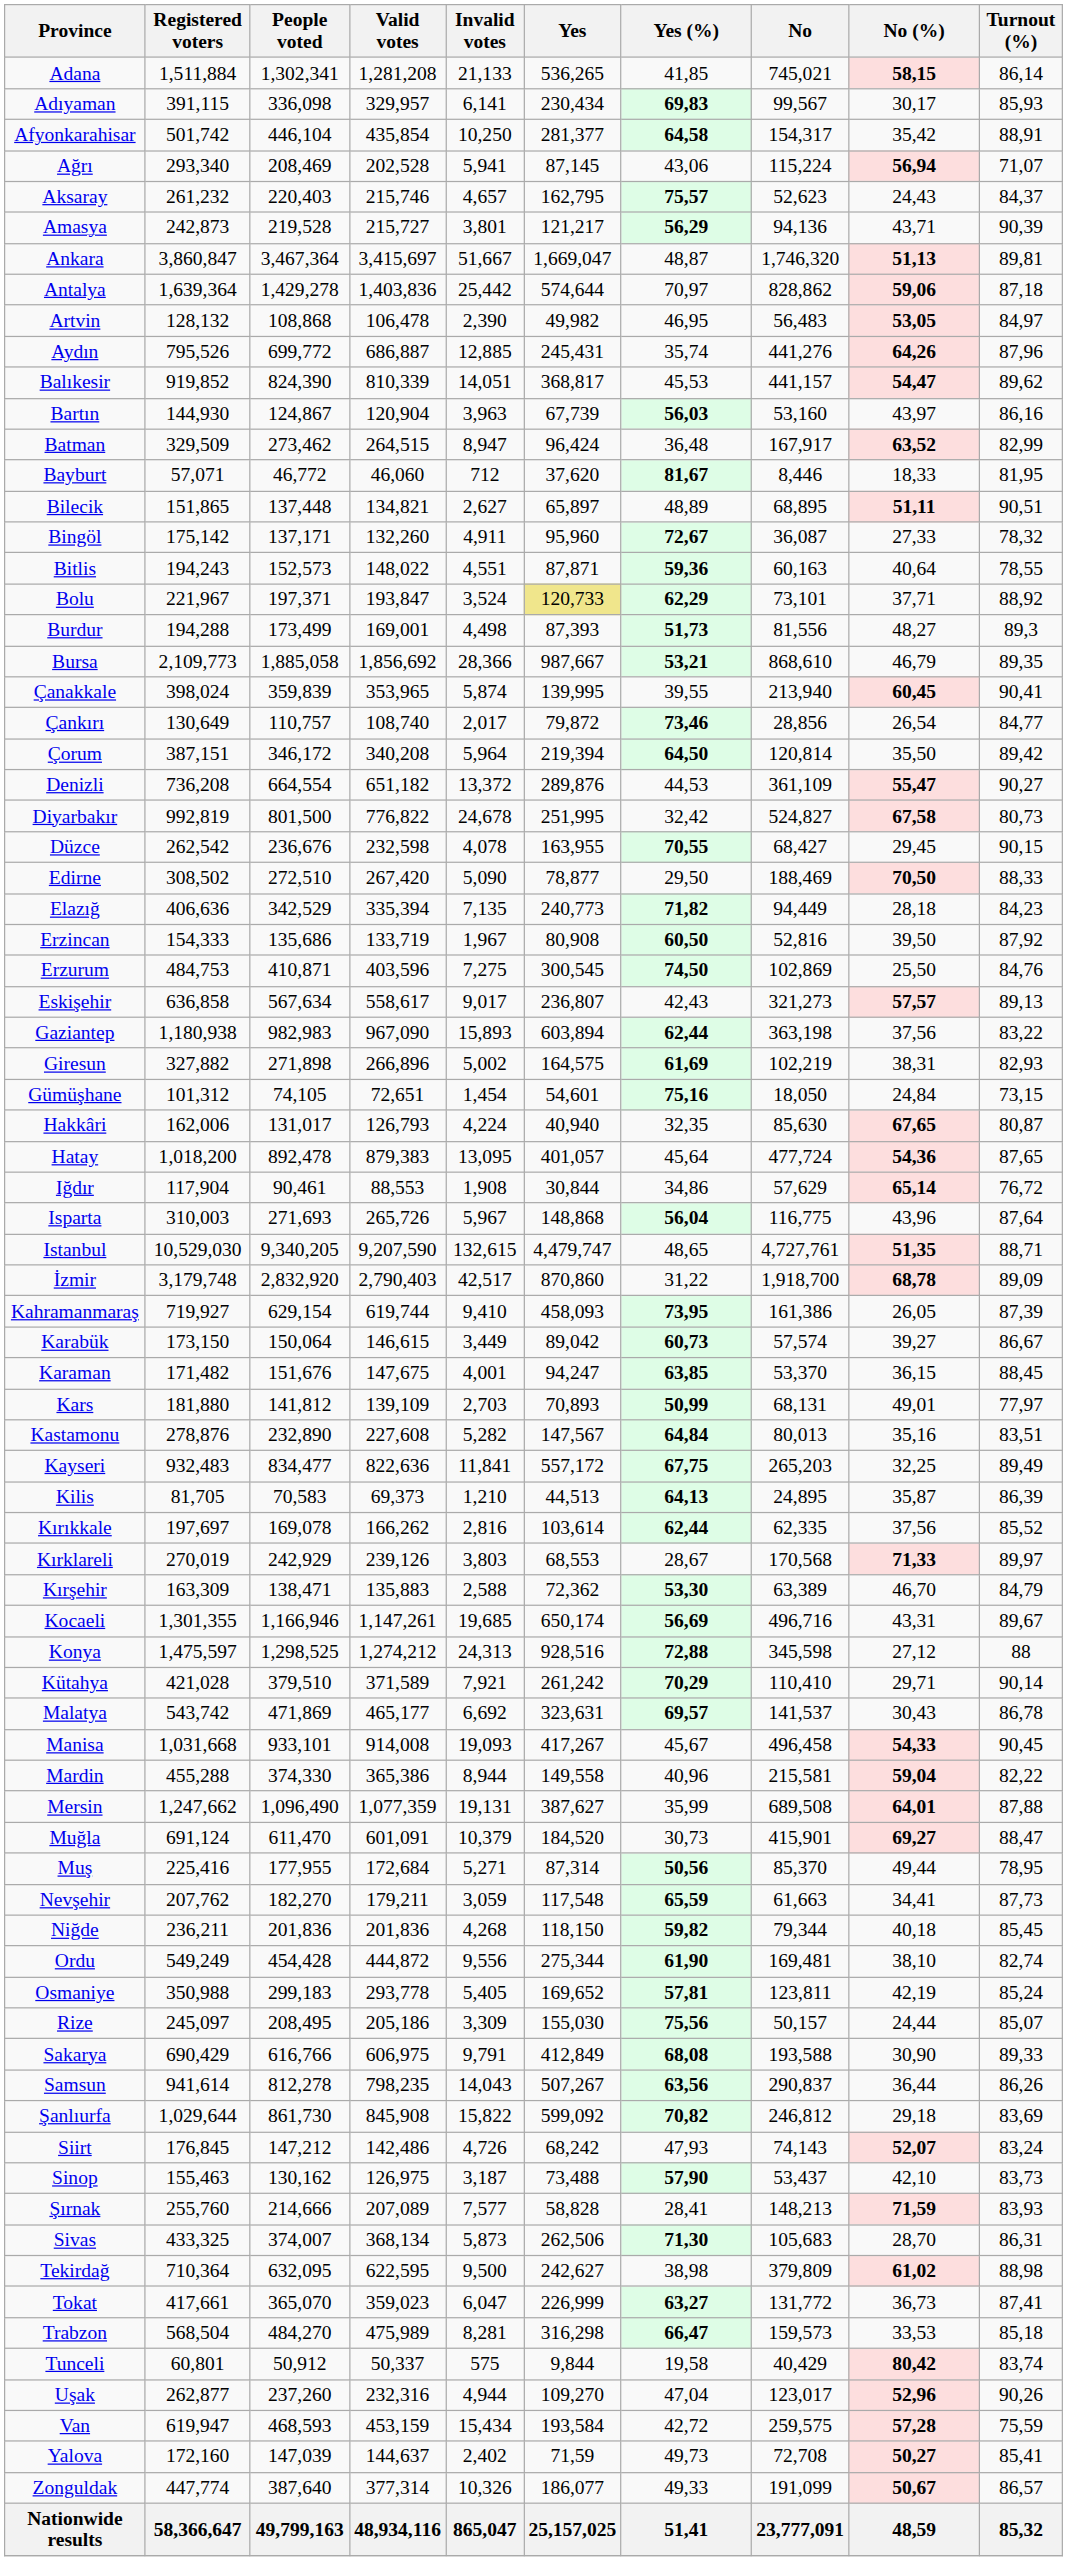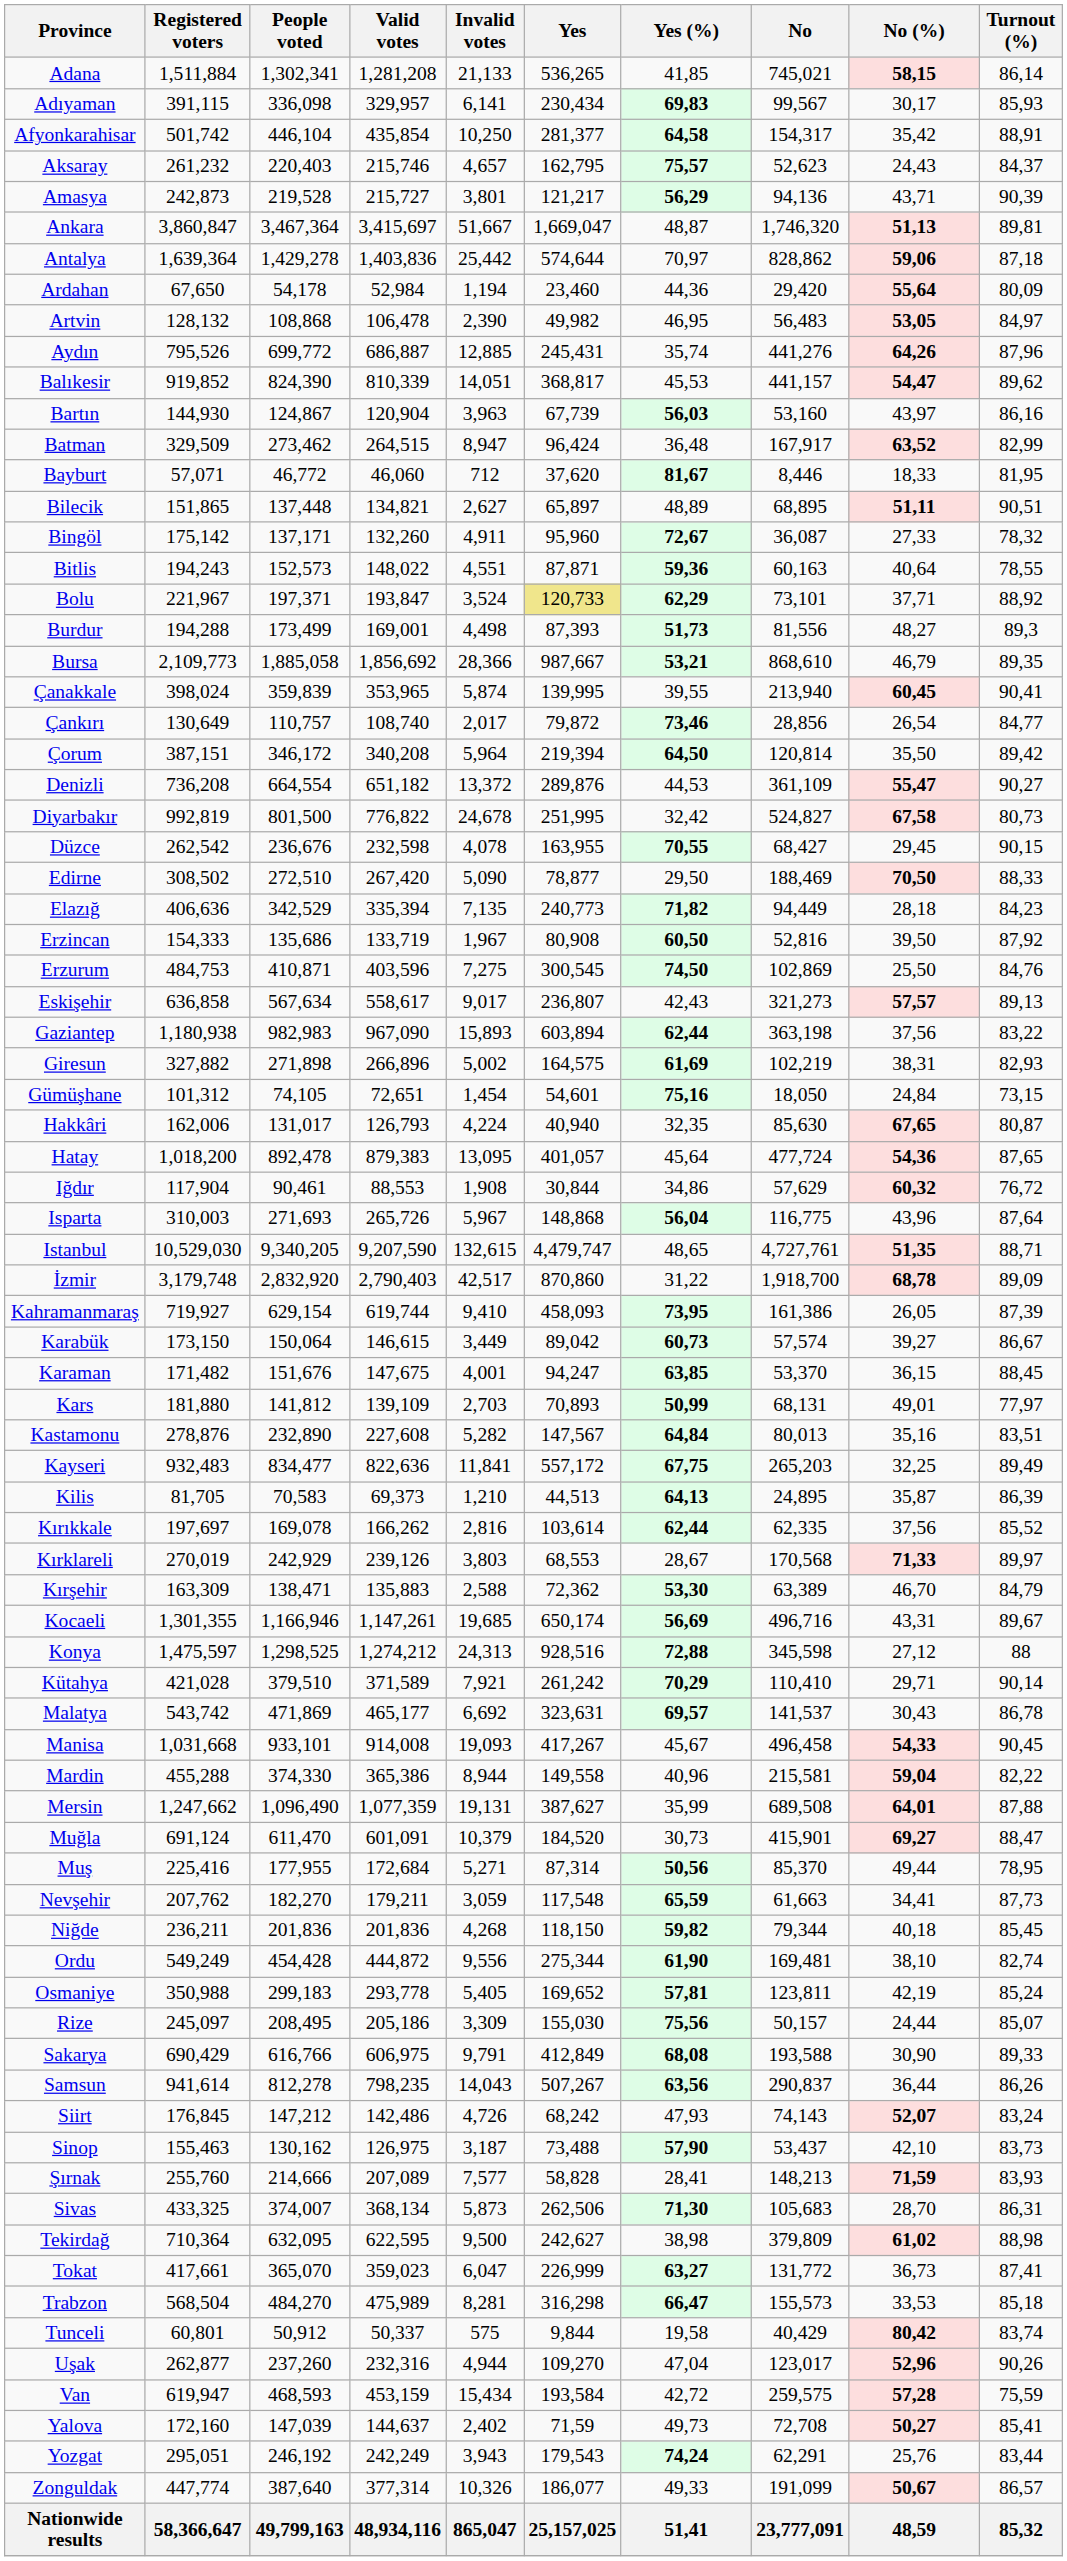- row: (75, 165)
+ row: (75, 289)
(914, 1187) 65,14 -> (914, 1187) 60,32
- row: (75, 2116)
(800, 2332) 159,573 -> (800, 2301) 155,573
+ row: (75, 2456)
